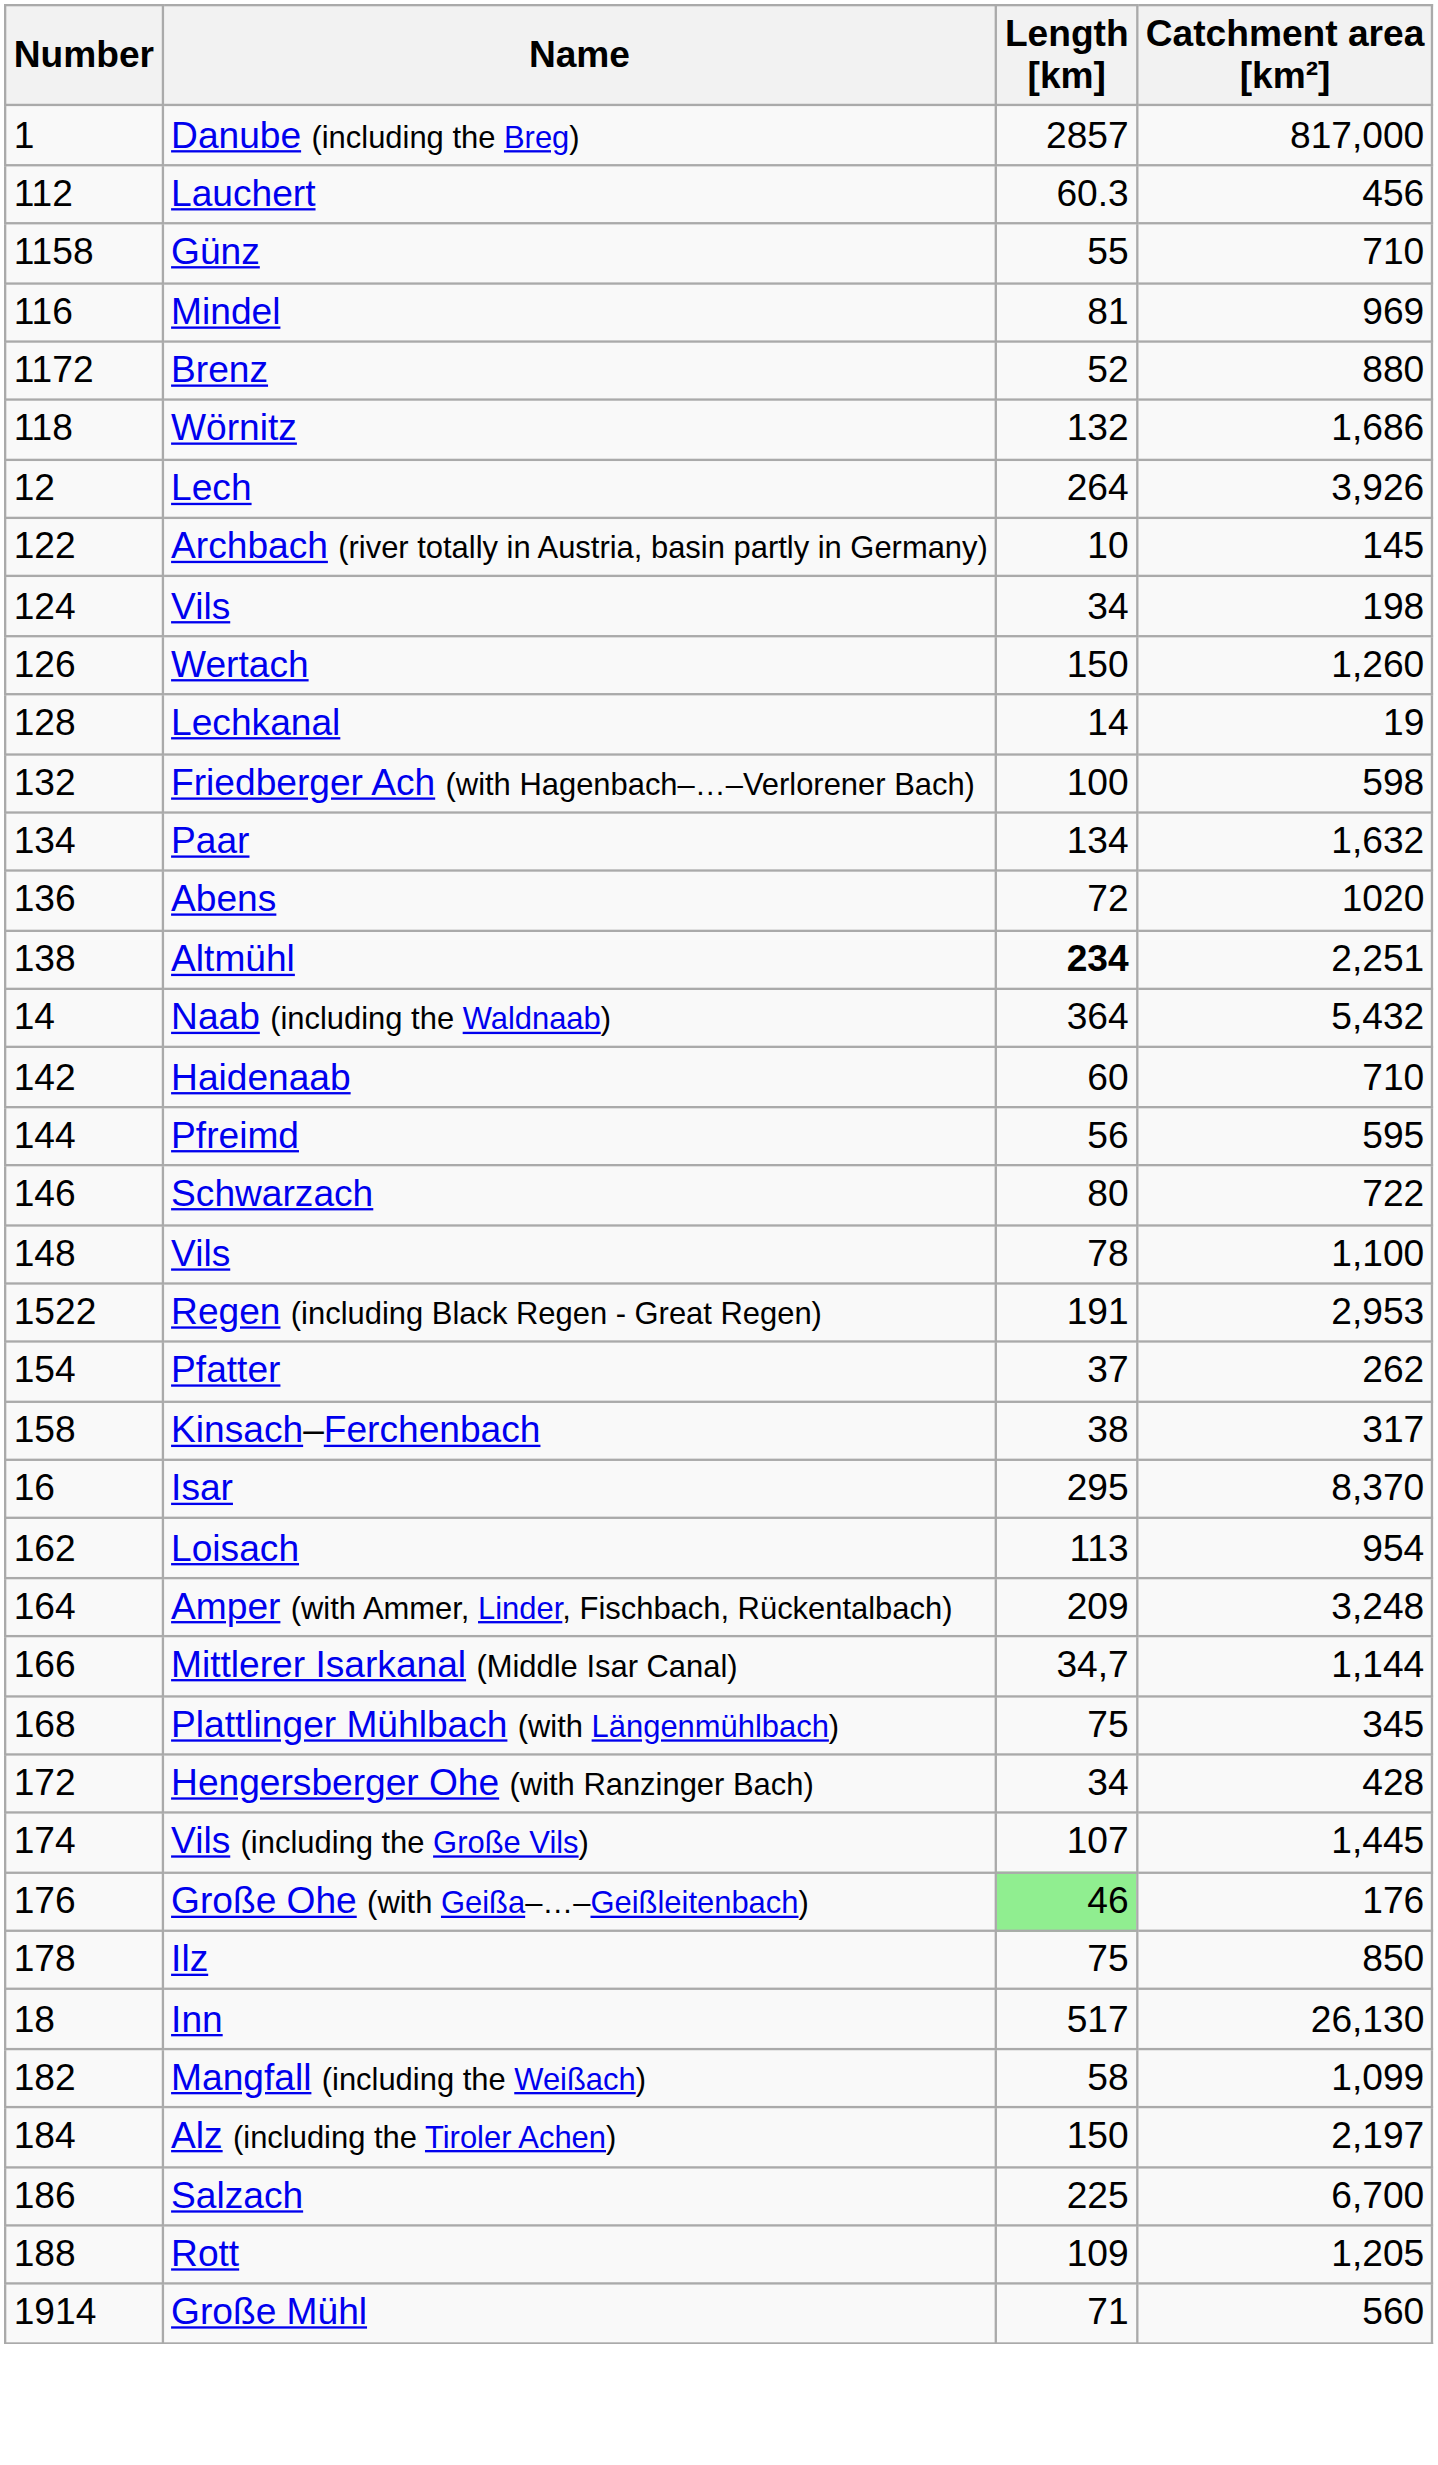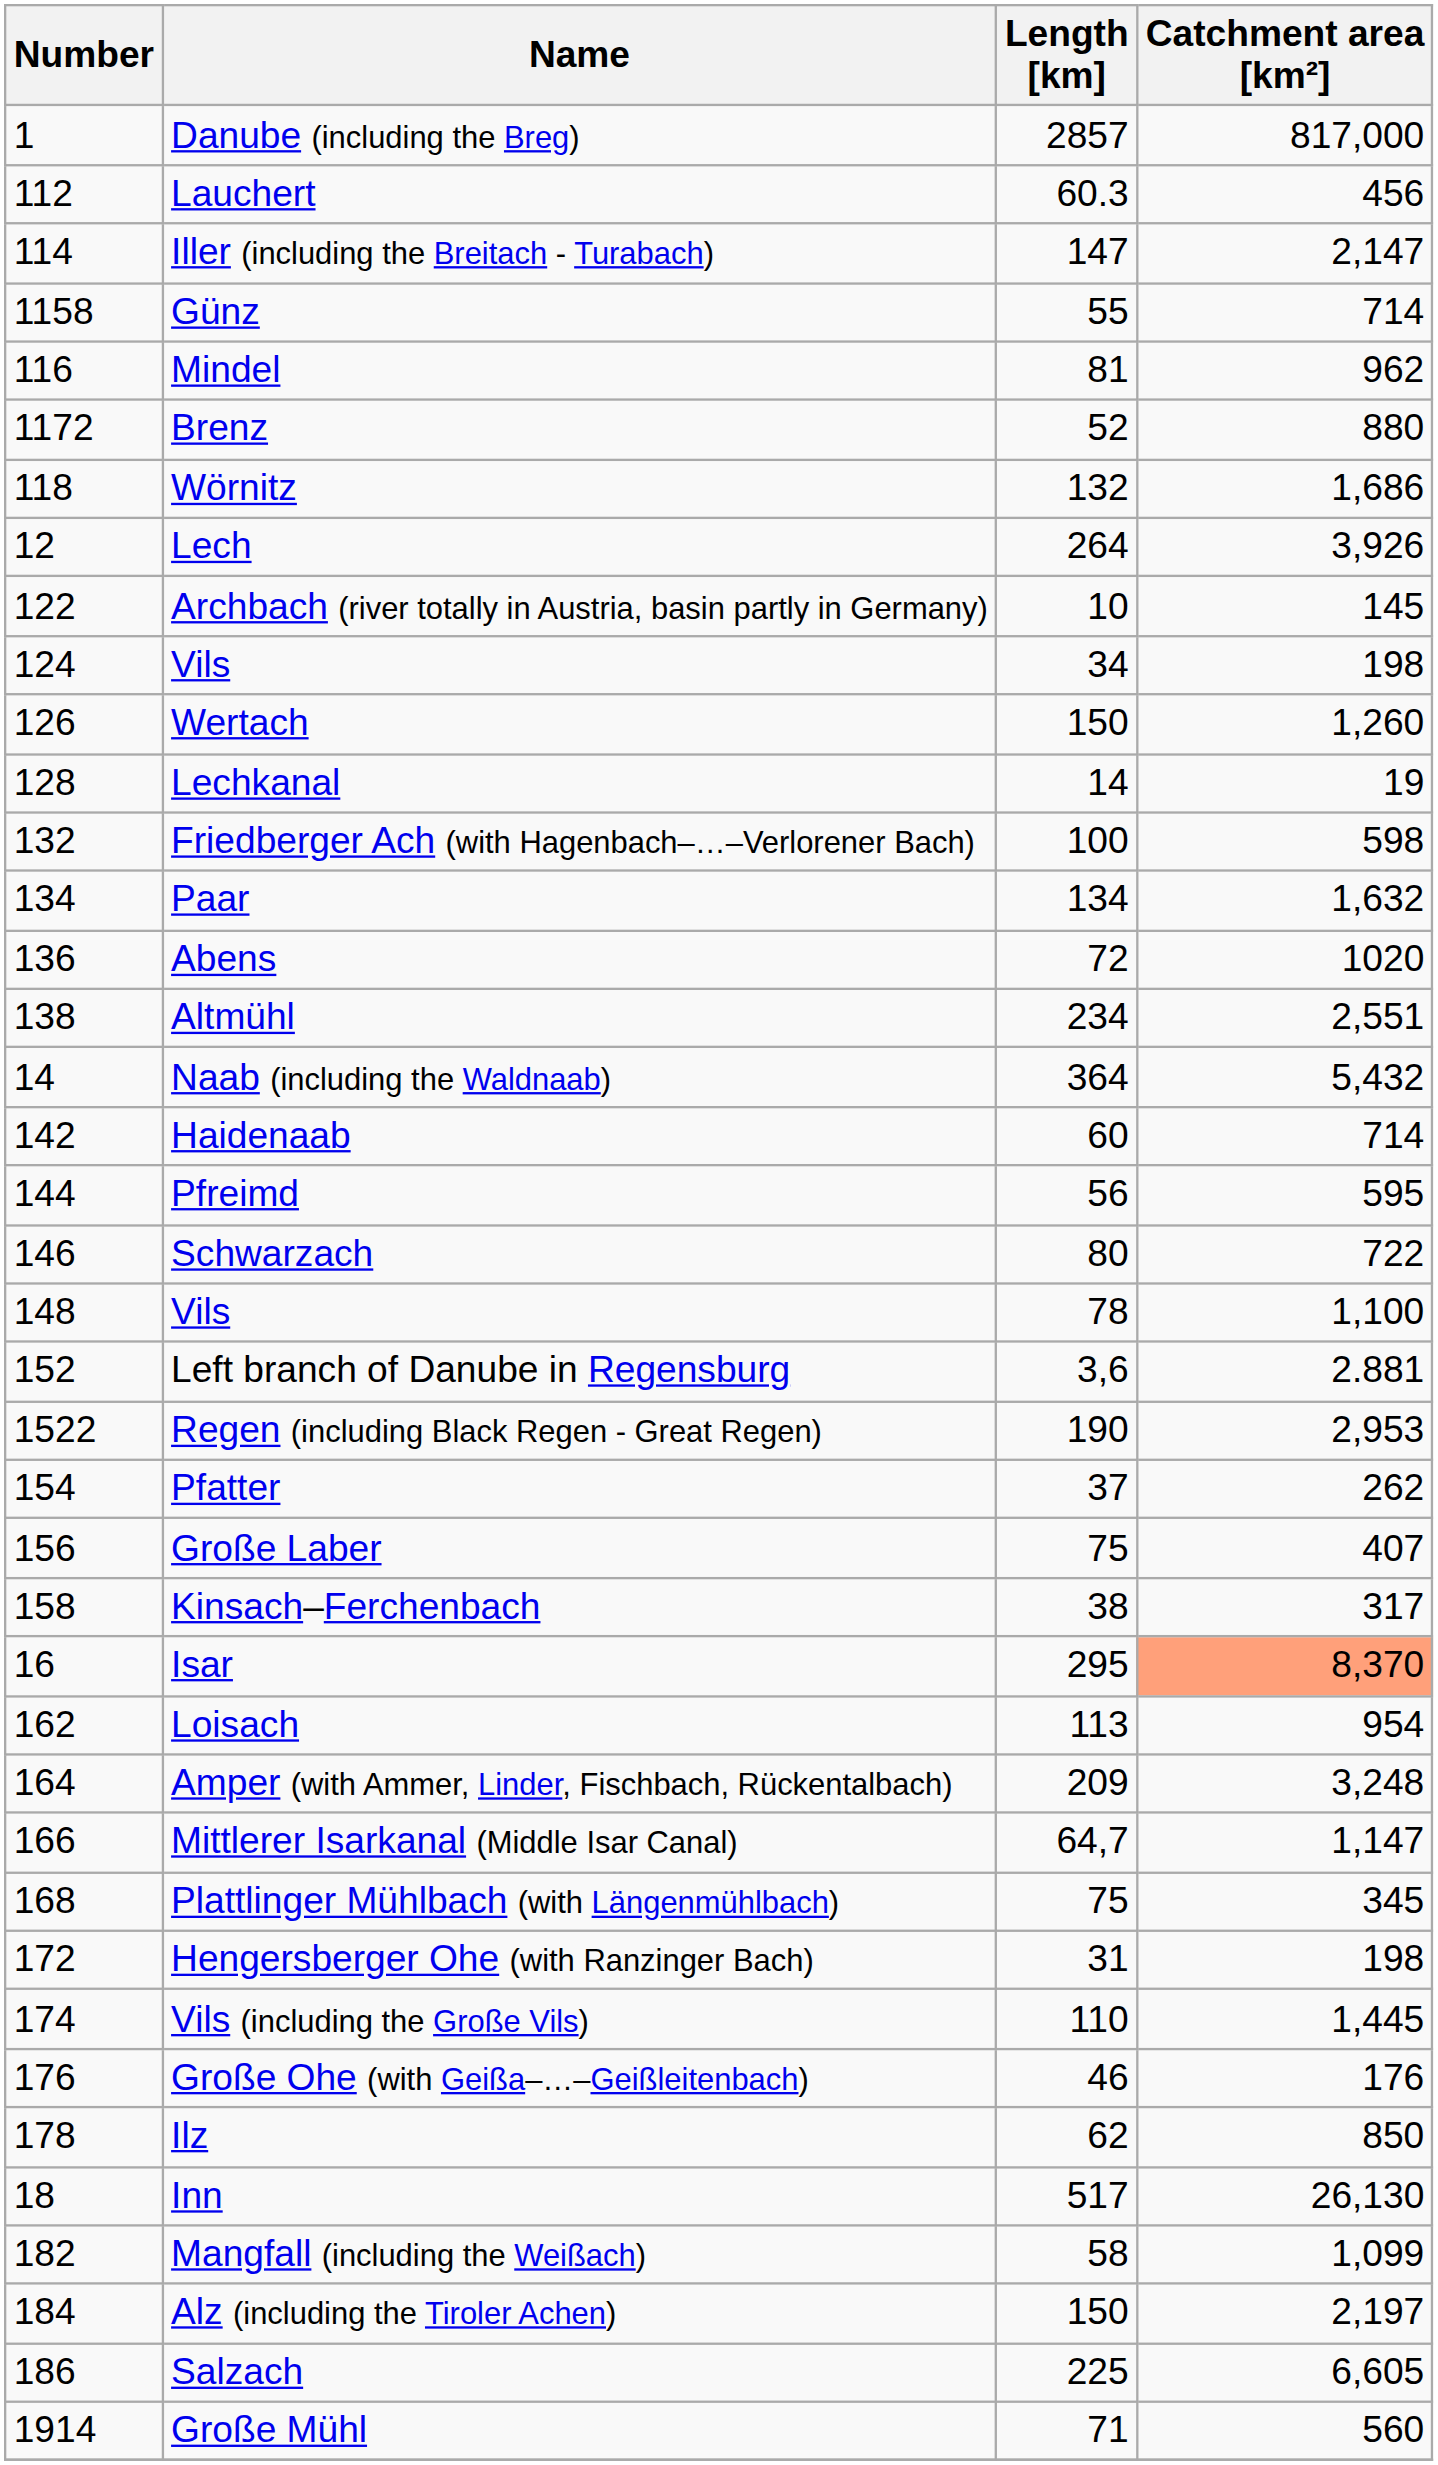+ row: (43, 252)
(1393, 252) 710 -> (1393, 311) 714
(1393, 311) 969 -> (1393, 370) 962
(1098, 958) bold -> (1098, 1017) normal
(1378, 958) 2,251 -> (1378, 1017) 2,551
(1393, 1076) 710 -> (1393, 1135) 714
+ row: (45, 1370)
(1098, 1311) 191 -> (1098, 1429) 190
+ row: (45, 1547)
(1378, 1488) no background -> (1378, 1665) lightsalmon background
(1093, 1665) 34,7 -> (1093, 1841) 64,7
(1378, 1665) 1,144 -> (1378, 1841) 1,147
(1108, 1782) 34 -> (1108, 1959) 31
(1393, 1782) 428 -> (1393, 1959) 198
(1098, 1841) 107 -> (1099, 2018) 110
(1108, 1900) lightgreen background -> (1108, 2077) no background
(1108, 1959) 75 -> (1108, 2136) 62
(1378, 2195) 6,700 -> (1378, 2371) 6,605
- row: (45, 2253)
